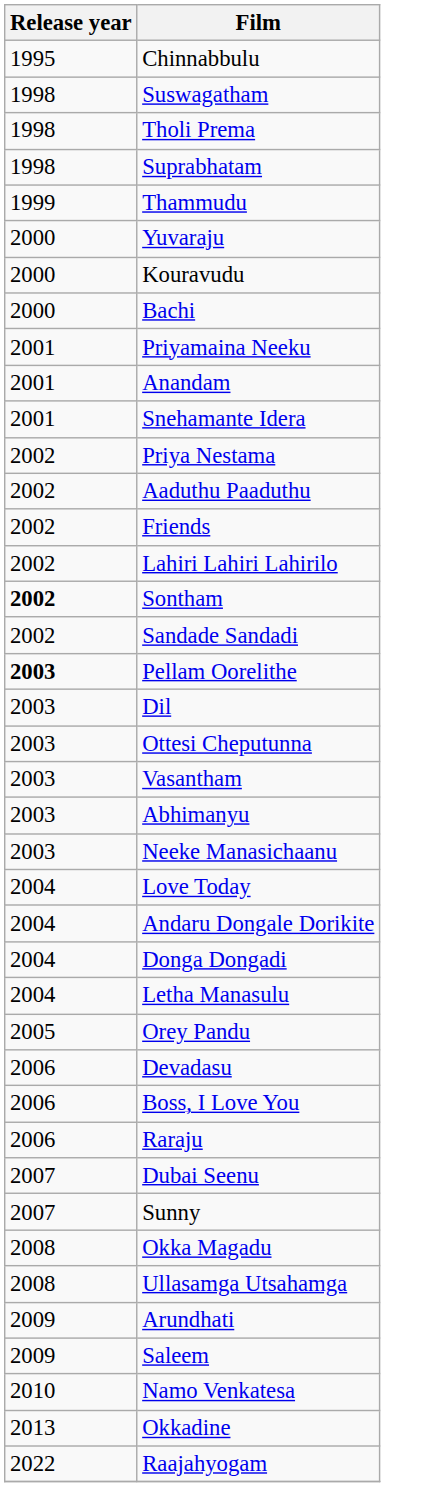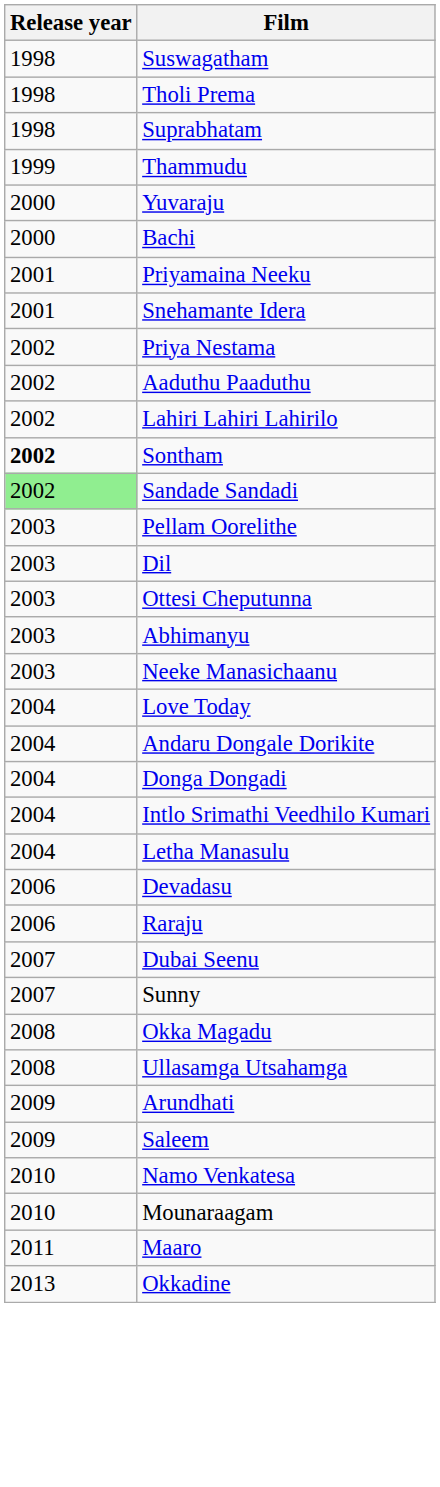- row: (201, 58)
- row: (193, 274)
- row: (186, 382)
- row: (176, 526)
(33, 635) no background -> (33, 490) lightgreen background
(33, 671) bold -> (33, 526) normal
- row: (192, 779)
+ row: (286, 815)
- row: (196, 1031)
- row: (221, 1103)
+ row: (208, 1211)
+ row: (172, 1247)
- row: (205, 1463)
